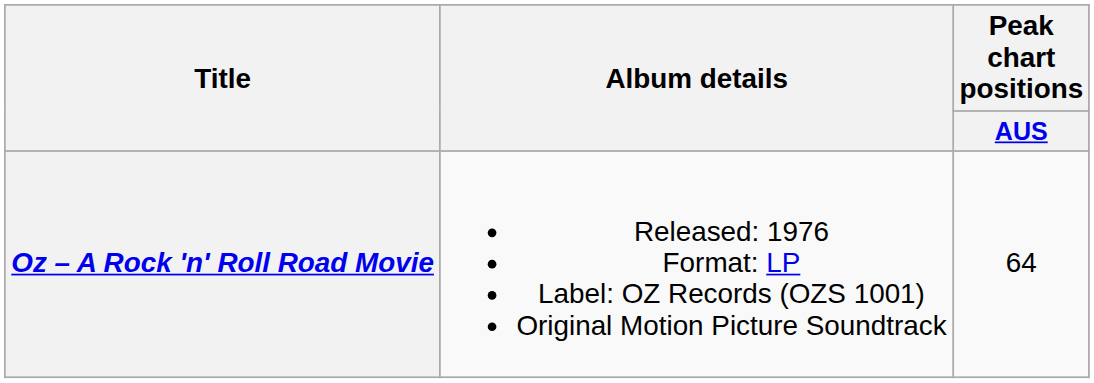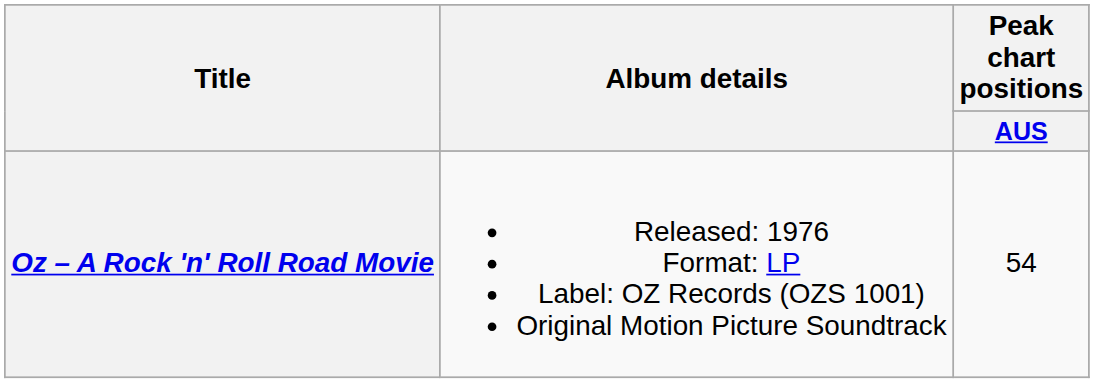(1021, 263) 64 -> (1021, 263) 54
